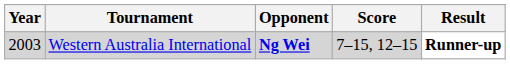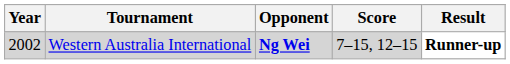(25, 45) 2003 -> (25, 45) 2002
